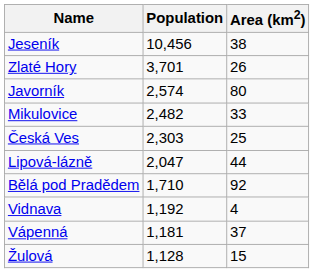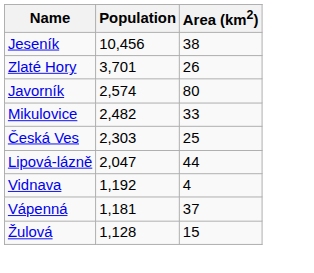- row: (74, 185)
